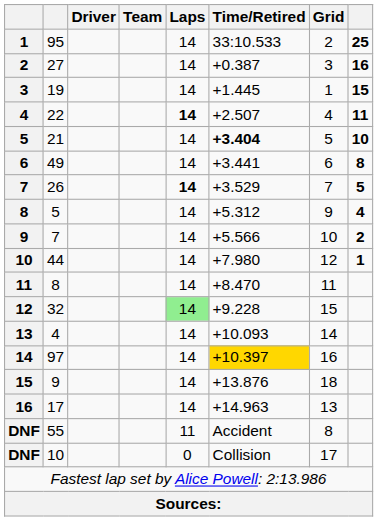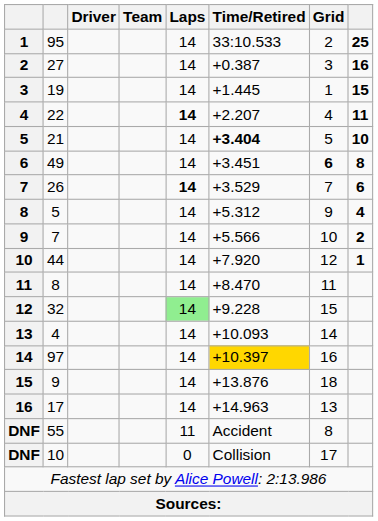(236, 114) +2.507 -> (236, 114) +2.207
(236, 163) +3.441 -> (236, 163) +3.451
(329, 163) normal -> (329, 163) bold
(360, 187) 5 -> (360, 187) 6
(236, 261) +7.980 -> (236, 261) +7.920
